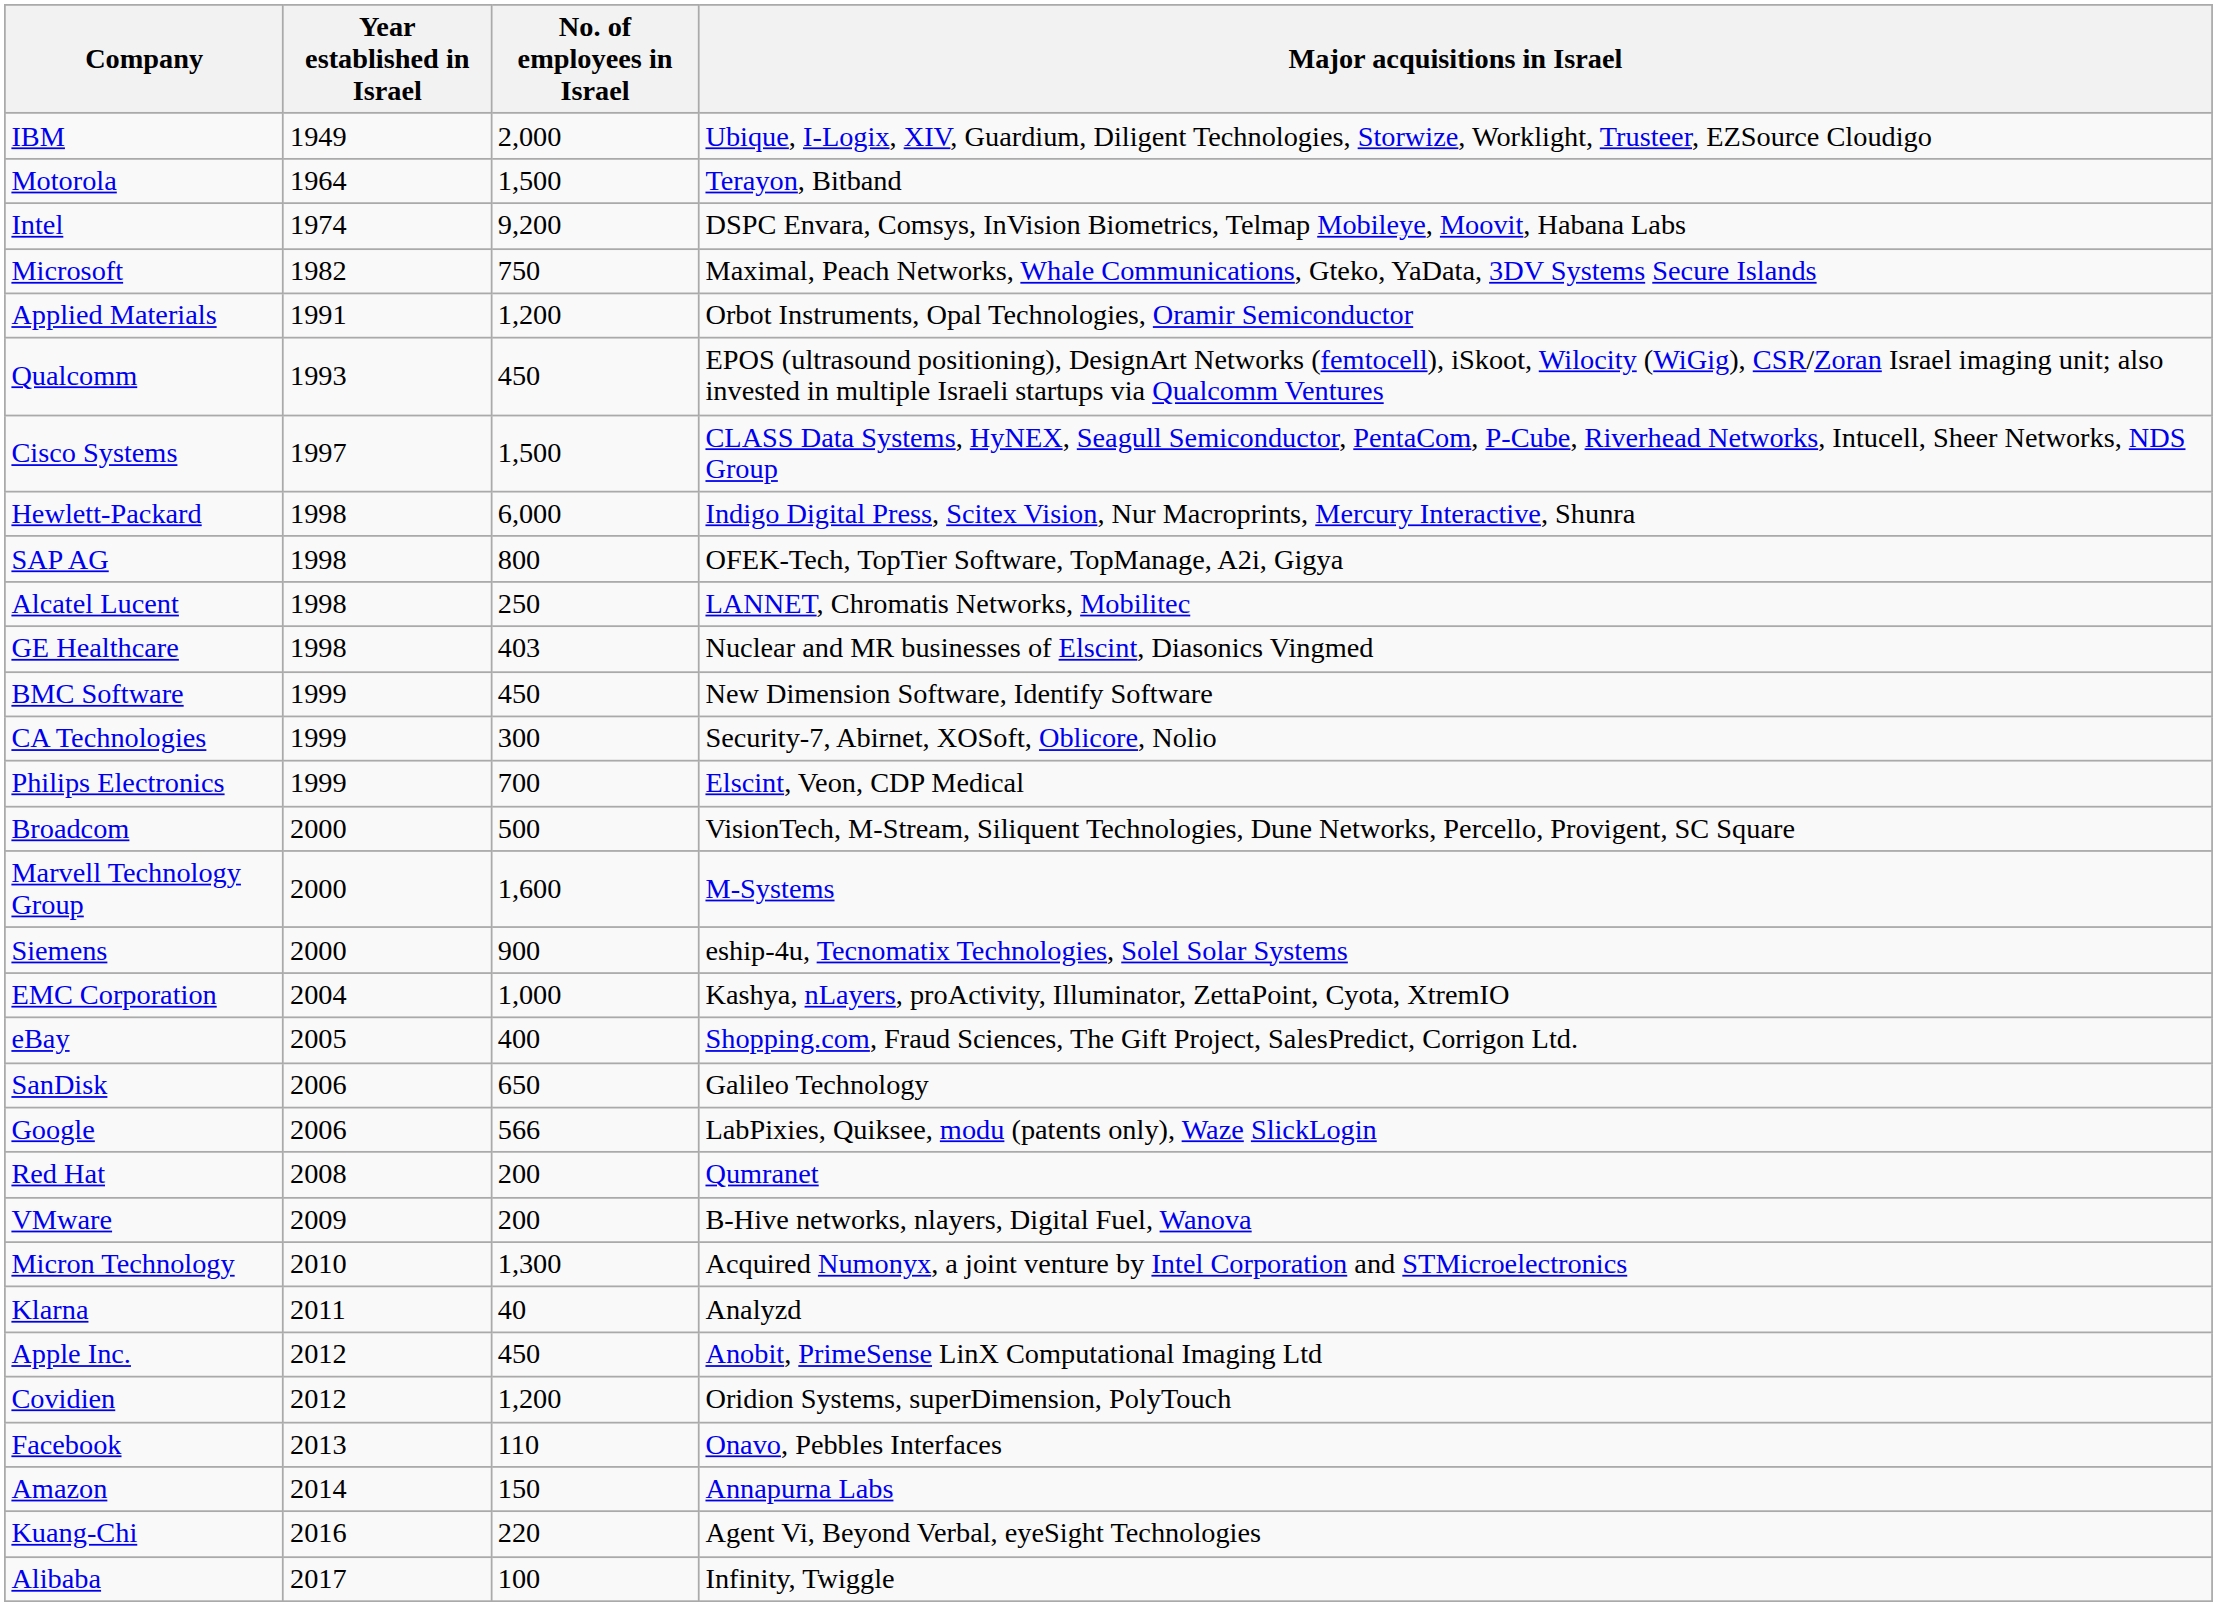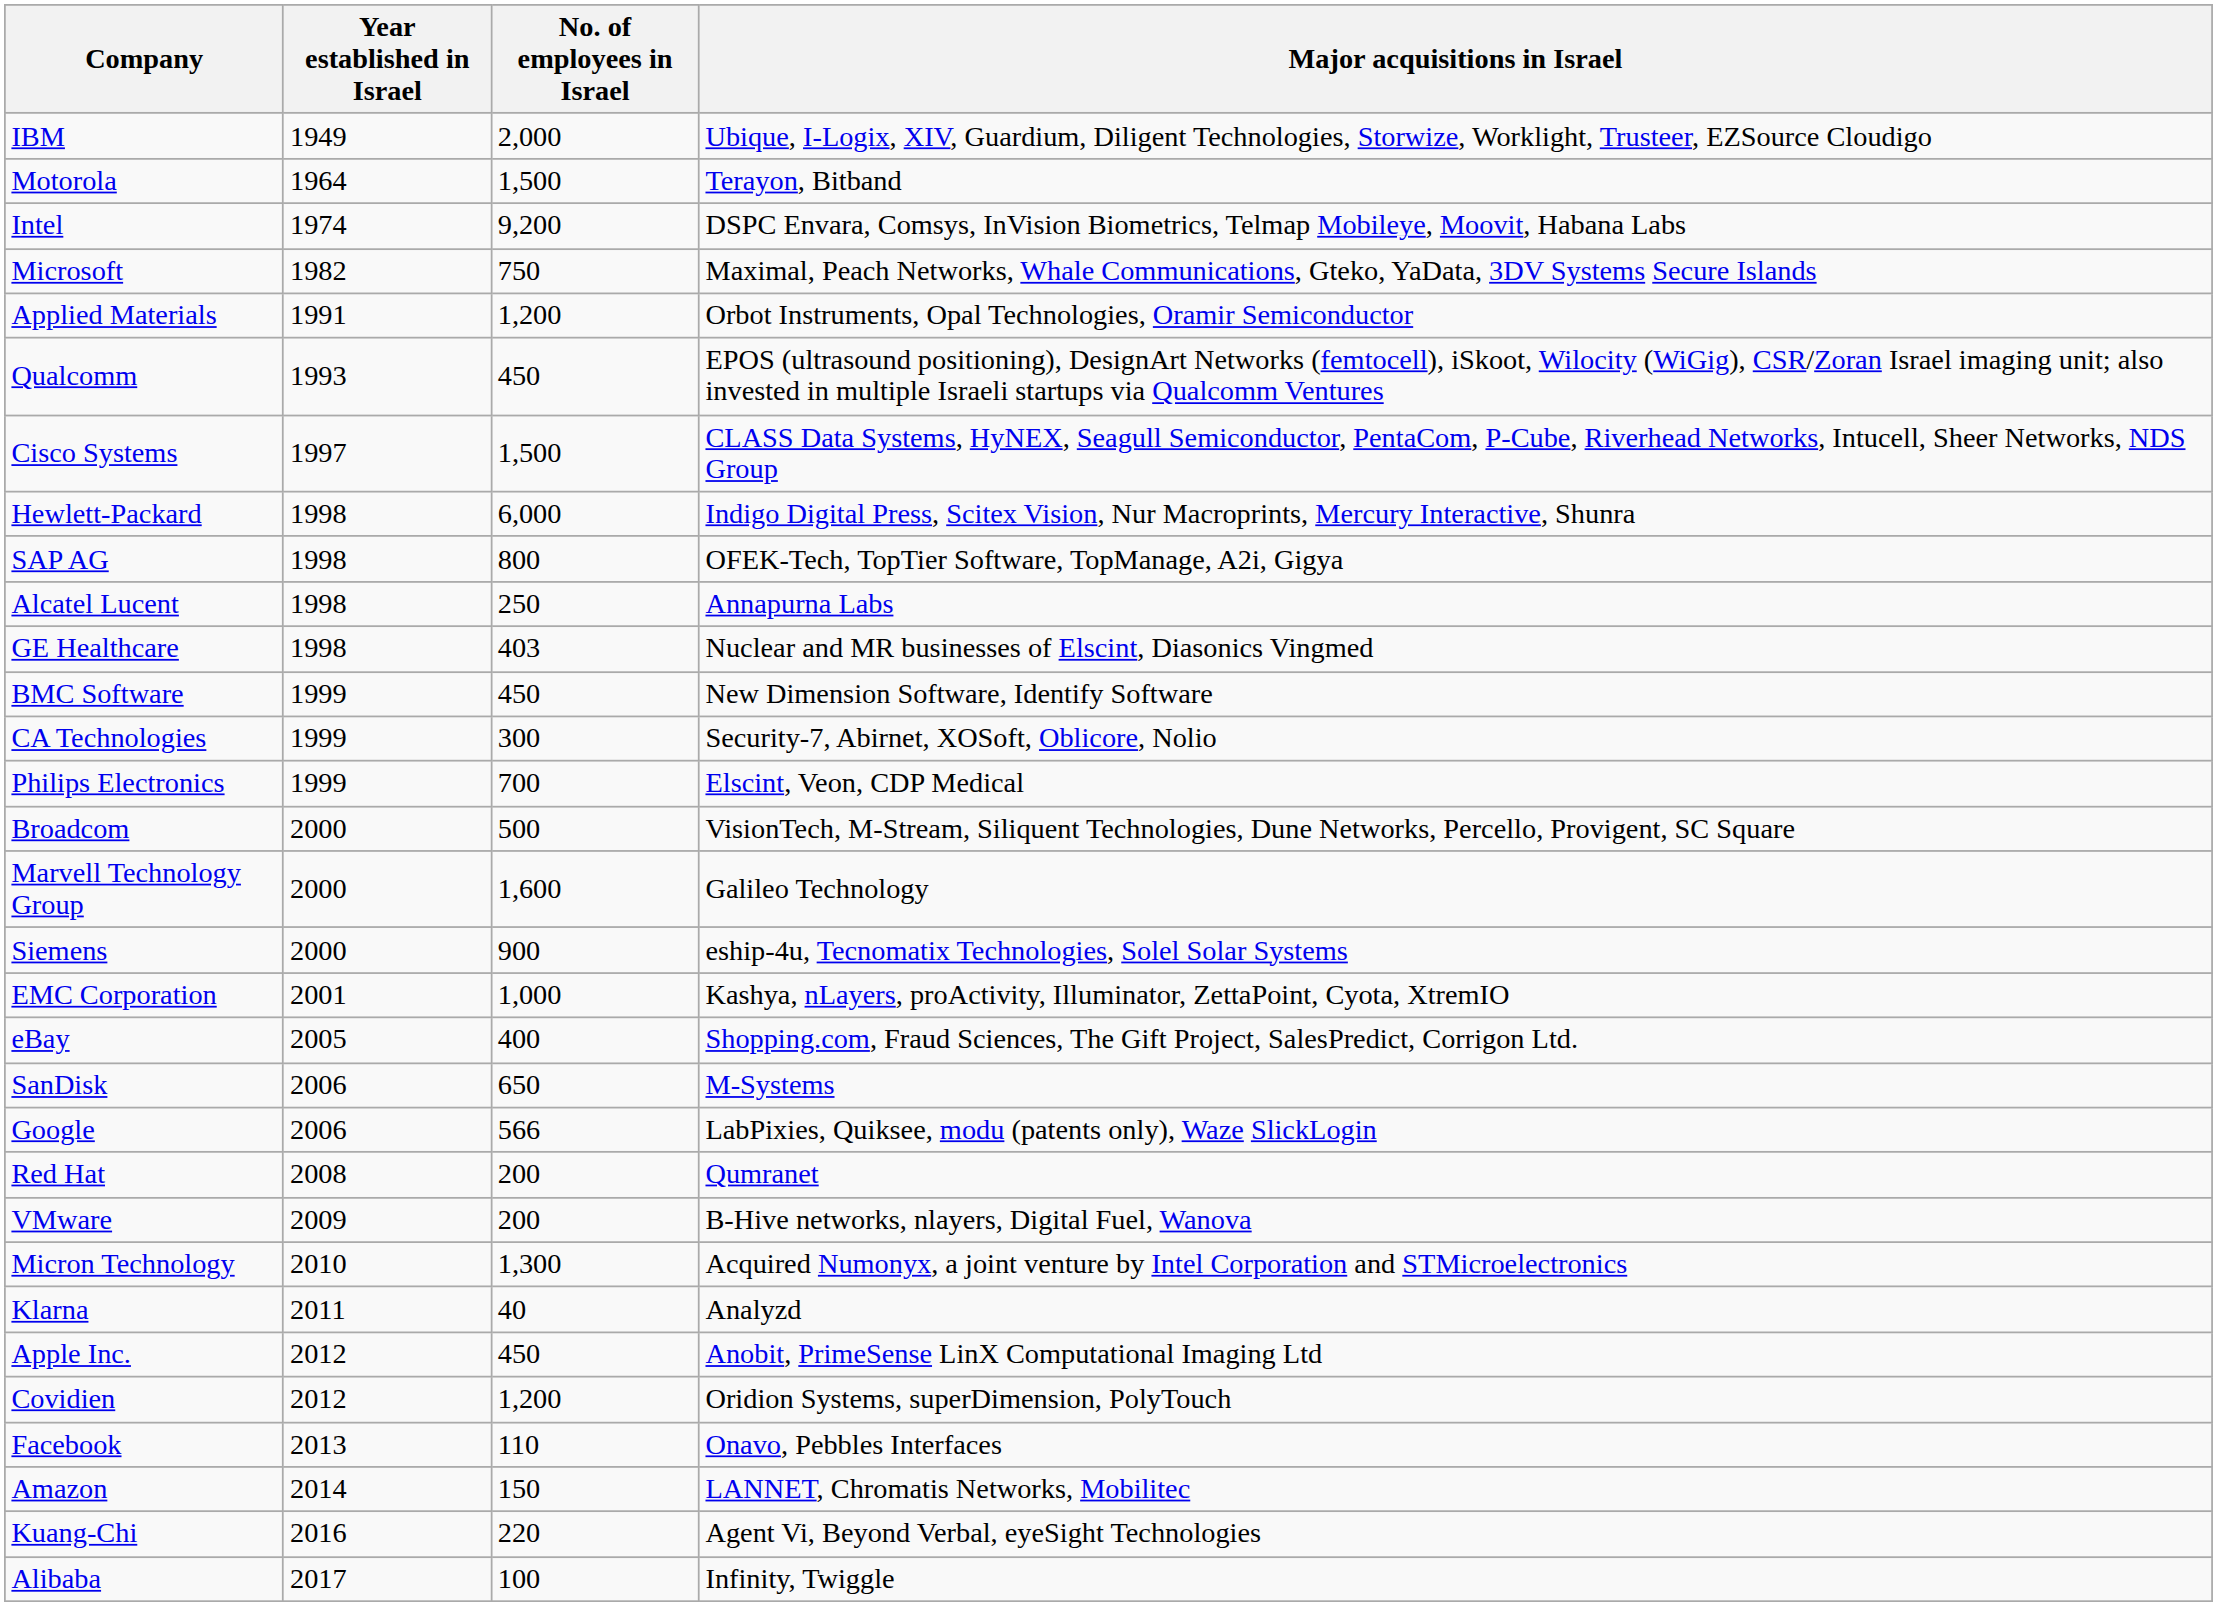(948, 603) LANNET, Chromatis Networks, Mobilitec -> (799, 603) Annapurna Labs
(770, 888) M-Systems -> (817, 888) Galileo Technology
(318, 994) 2004 -> (318, 994) 2001
(817, 1084) Galileo Technology -> (770, 1084) M-Systems
(799, 1488) Annapurna Labs -> (948, 1488) LANNET, Chromatis Networks, Mobilitec
